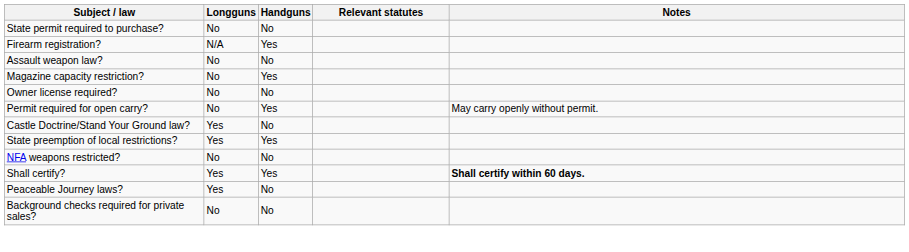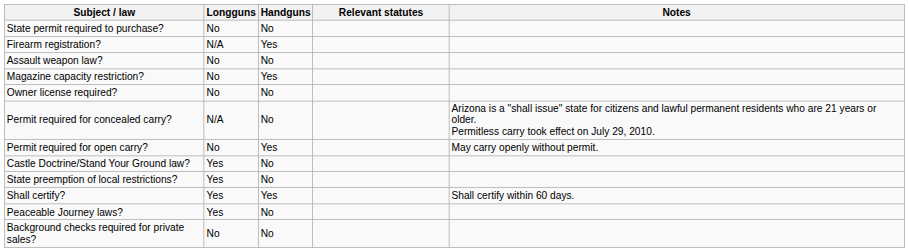+ row: (89, 120)
(269, 141) Yes -> (267, 179) No
- row: (63, 157)
(518, 173) bold -> (513, 195) normal
